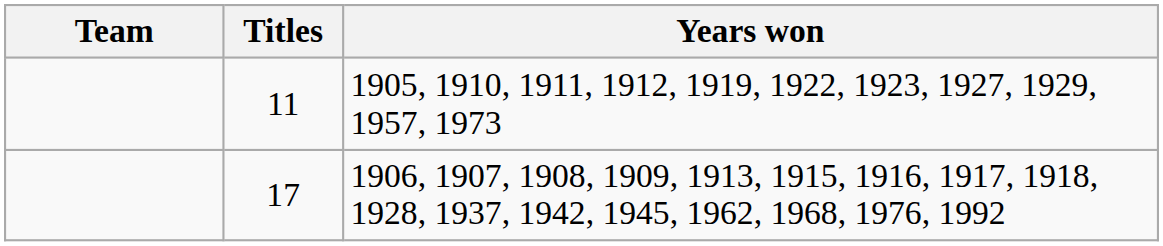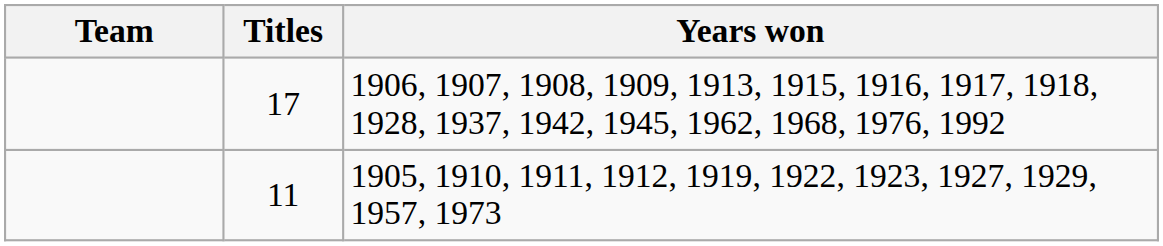rows swapped: (283, 194) <-> (283, 103)
